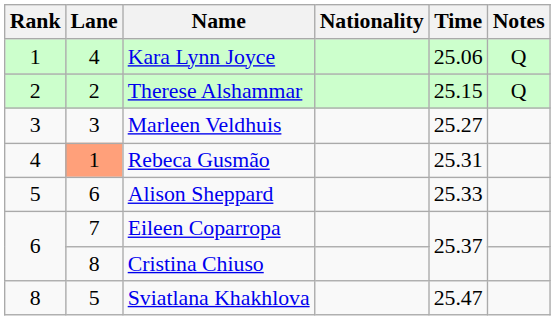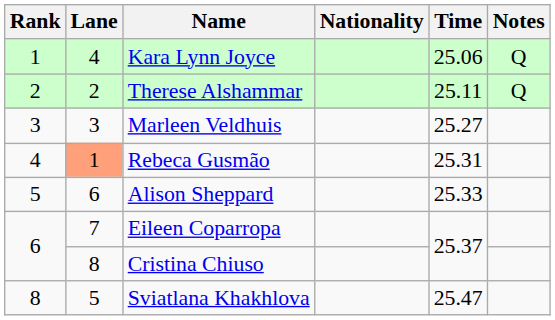(458, 90) 25.15 -> (458, 90) 25.11
